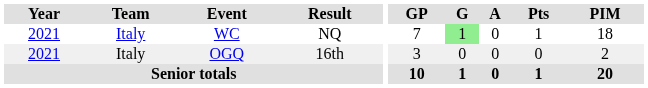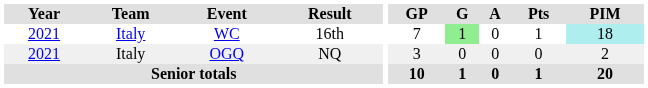(330, 34) NQ -> (330, 34) 16th
(605, 34) no background -> (605, 34) paleturquoise background
(330, 54) 16th -> (330, 54) NQ
